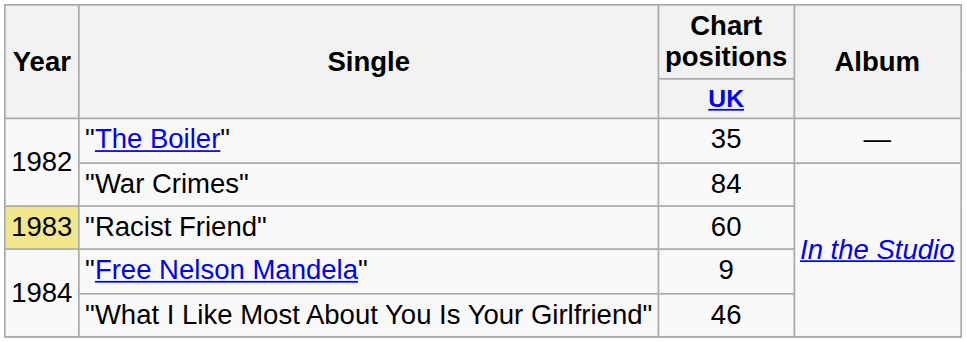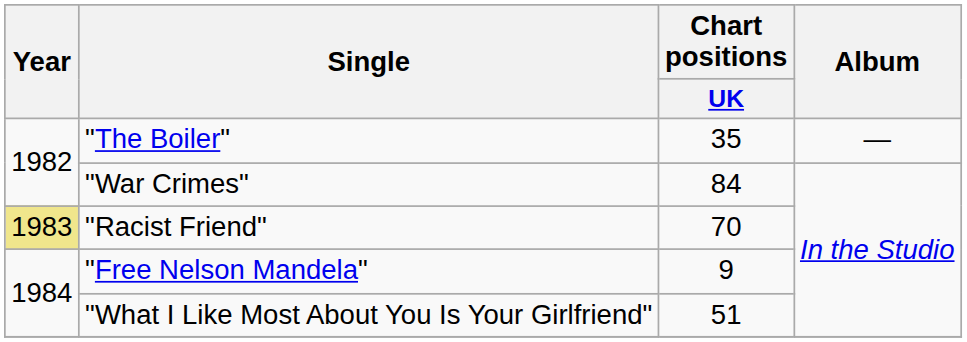(726, 227) 60 -> (726, 227) 70
(726, 314) 46 -> (726, 314) 51
